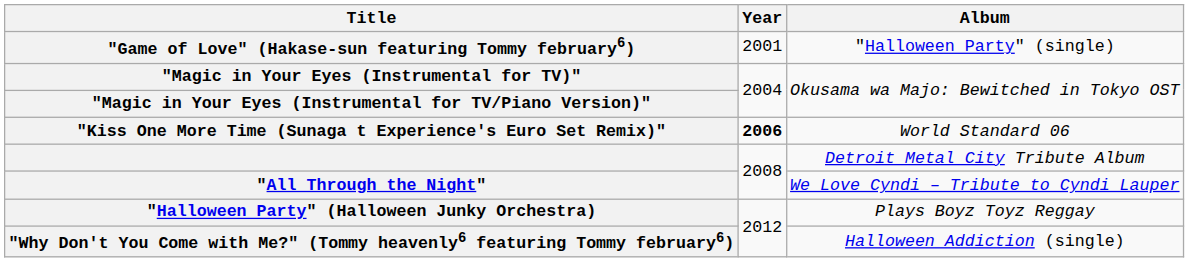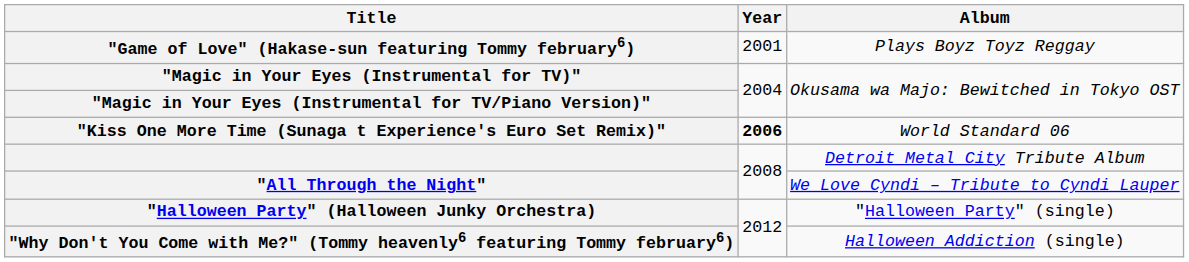(985, 47) "Halloween Party" (single) -> (985, 47) Plays Boyz Toyz Reggay
(985, 212) Plays Boyz Toyz Reggay -> (985, 212) "Halloween Party" (single)
